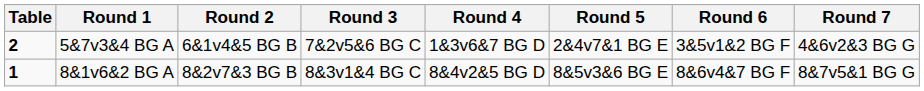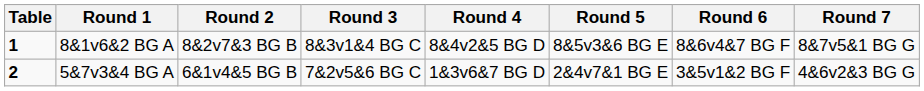rows swapped: (117, 72) <-> (117, 45)
